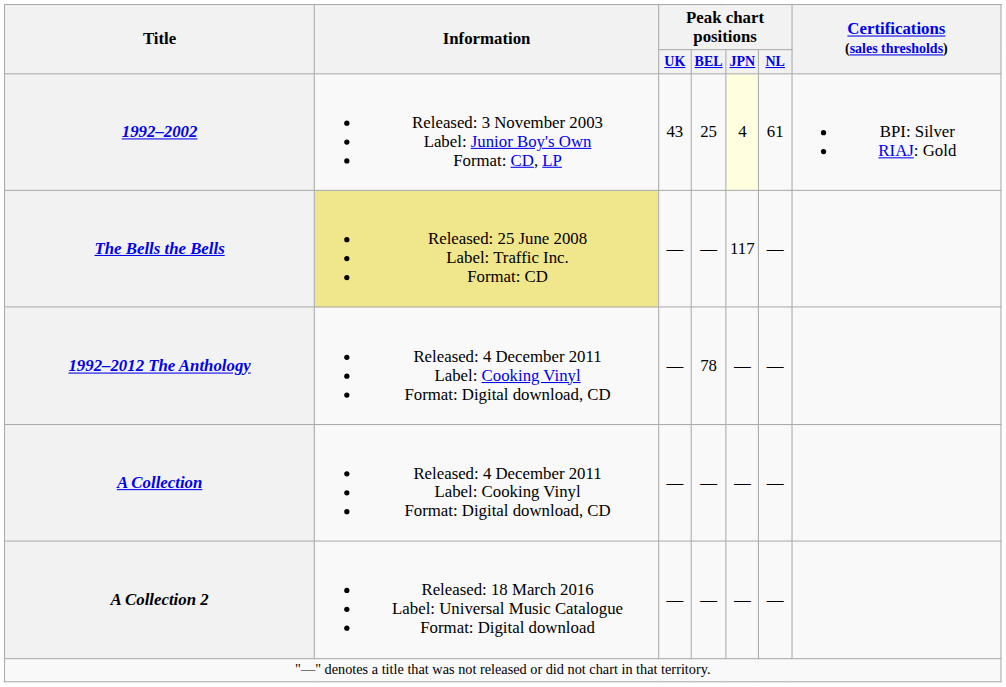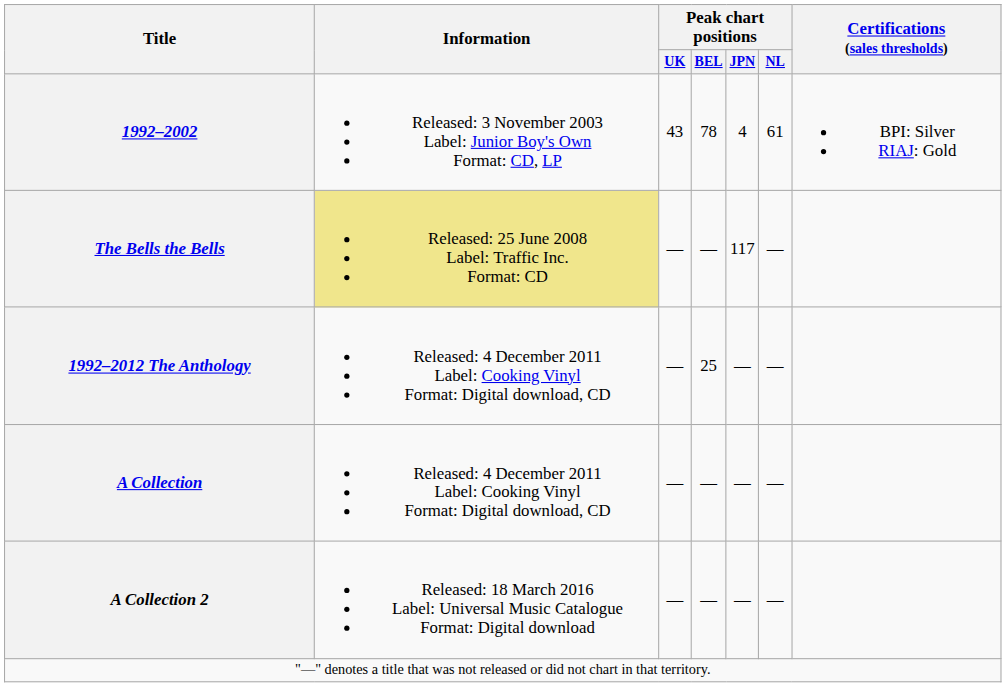(709, 131) 25 -> (709, 131) 78
(742, 131) lightyellow background -> (742, 131) no background
(709, 365) 78 -> (709, 365) 25
